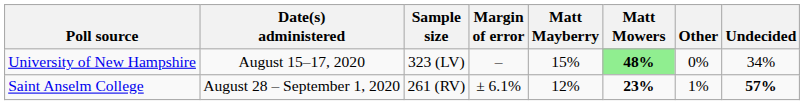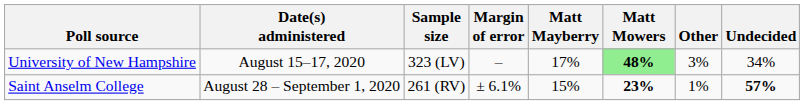(565, 61) 15% -> (565, 61) 17%
(698, 61) 0% -> (698, 61) 3%
(565, 87) 12% -> (565, 87) 15%
